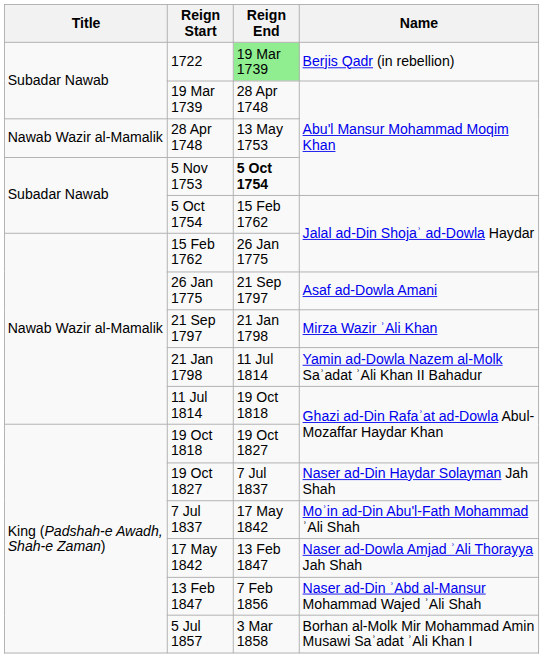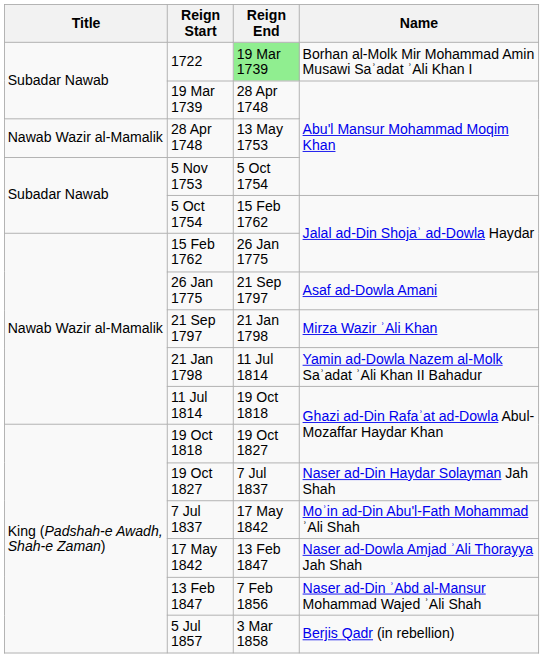(379, 61) Berjis Qadr (in rebellion) -> (418, 61) Borhan al-Molk Mir Mohammad Amin Musawi Saʾadat ʾAli Khan I
(254, 176) bold -> (254, 176) normal
(418, 634) Borhan al-Molk Mir Mohammad Amin Musawi Saʾadat ʾAli Khan I -> (379, 634) Berjis Qadr (in rebellion)
